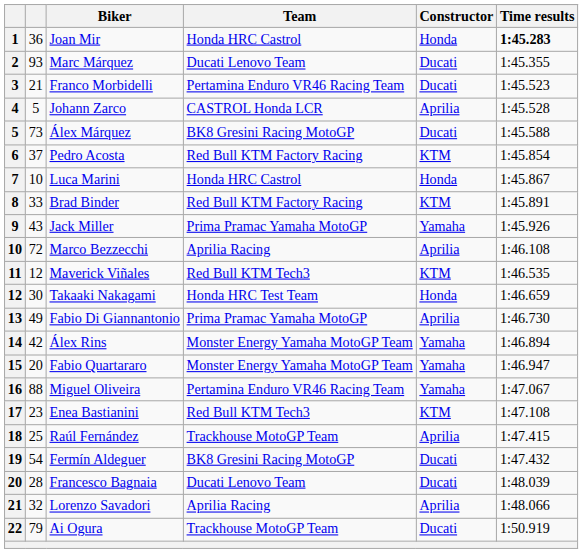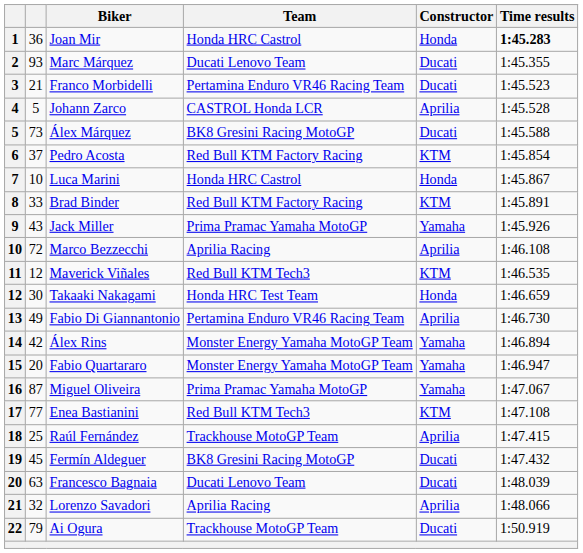(277, 319) Prima Pramac Yamaha MotoGP -> (295, 319) Pertamina Enduro VR46 Racing Team
(36, 389) 88 -> (36, 389) 87
(295, 389) Pertamina Enduro VR46 Racing Team -> (277, 389) Prima Pramac Yamaha MotoGP
(36, 412) 23 -> (36, 412) 77
(36, 459) 54 -> (36, 459) 45
(36, 482) 28 -> (36, 482) 63
